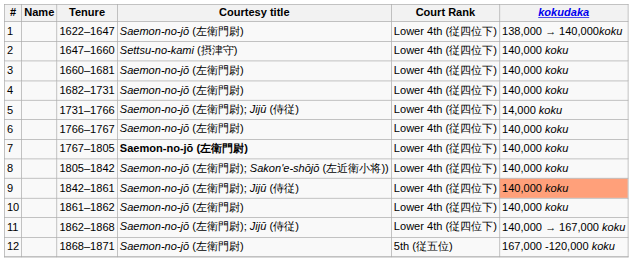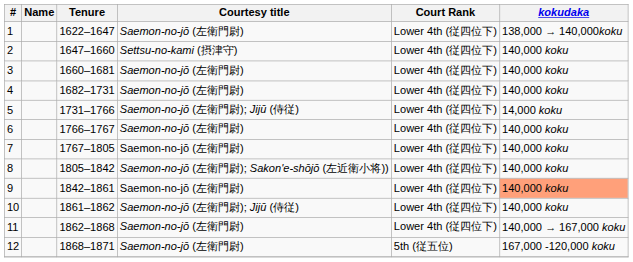(184, 148) bold -> (182, 148) normal
(209, 188) Saemon-no-jō (左衛門尉); Jijū (侍従) -> (182, 188) Saemon-no-jō (左衛門尉)
(182, 207) Saemon-no-jō (左衛門尉) -> (209, 207) Saemon-no-jō (左衛門尉); Jijū (侍従)
(209, 227) Saemon-no-jō (左衛門尉); Jijū (侍従) -> (182, 227) Saemon-no-jō (左衛門尉)
